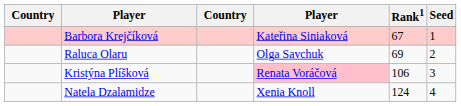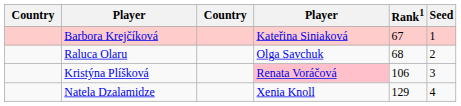(397, 54) 69 -> (397, 54) 68
(400, 92) 124 -> (400, 92) 129
